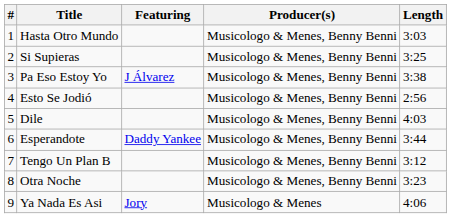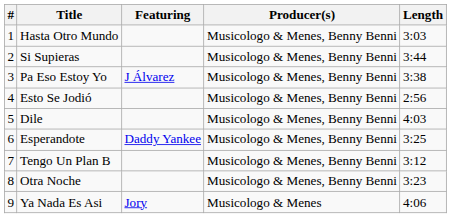(415, 56) 3:25 -> (415, 56) 3:44
(415, 139) 3:44 -> (415, 139) 3:25
